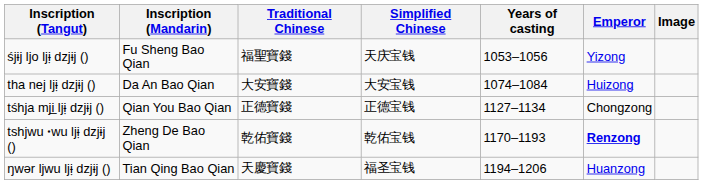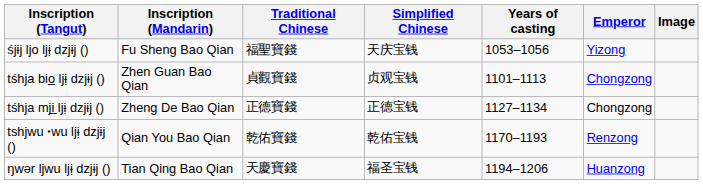- row: (51, 85)
+ row: (56, 79)
(177, 107) Qian You Bao Qian -> (178, 107) Zheng De Bao Qian
(164, 138) Zheng De Bao Qian -> (176, 138) Qian You Bao Qian
(614, 138) bold -> (612, 138) normal
